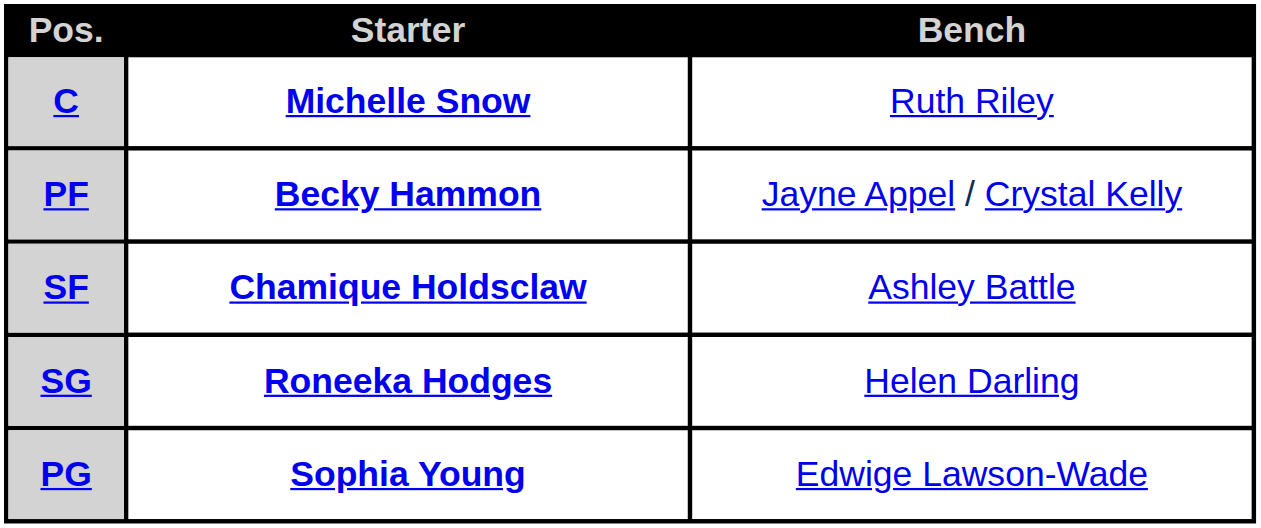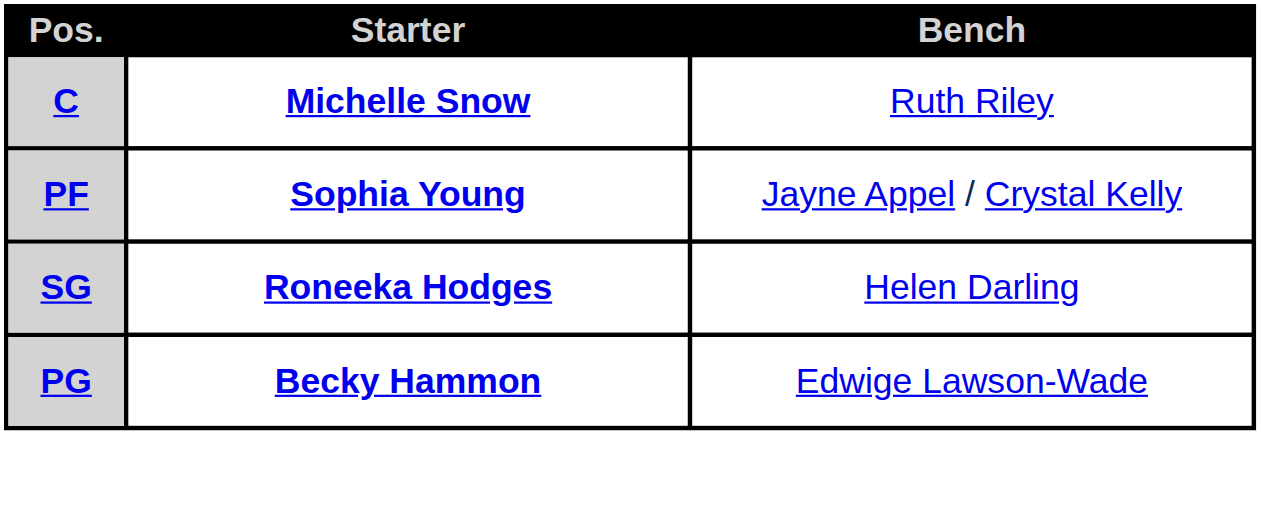(408, 194) Becky Hammon -> (408, 194) Sophia Young
- row: (66, 287)
(408, 474) Sophia Young -> (408, 380) Becky Hammon
